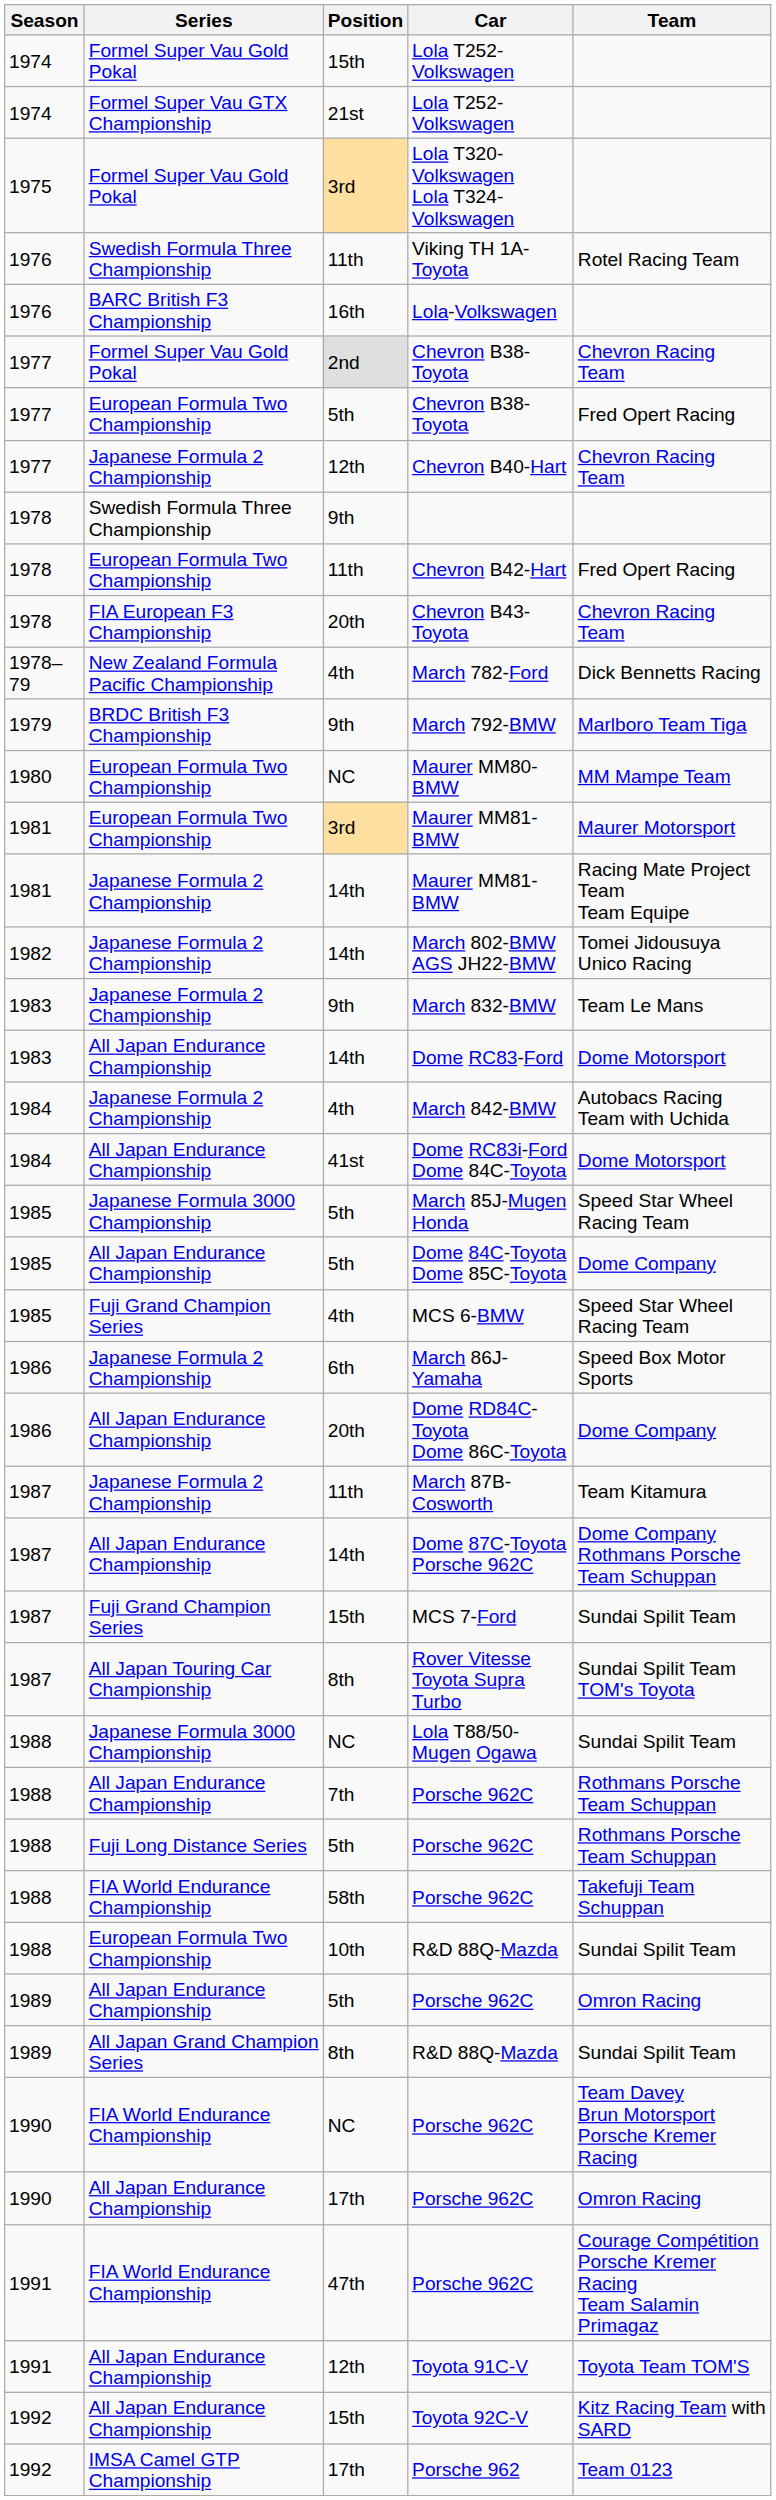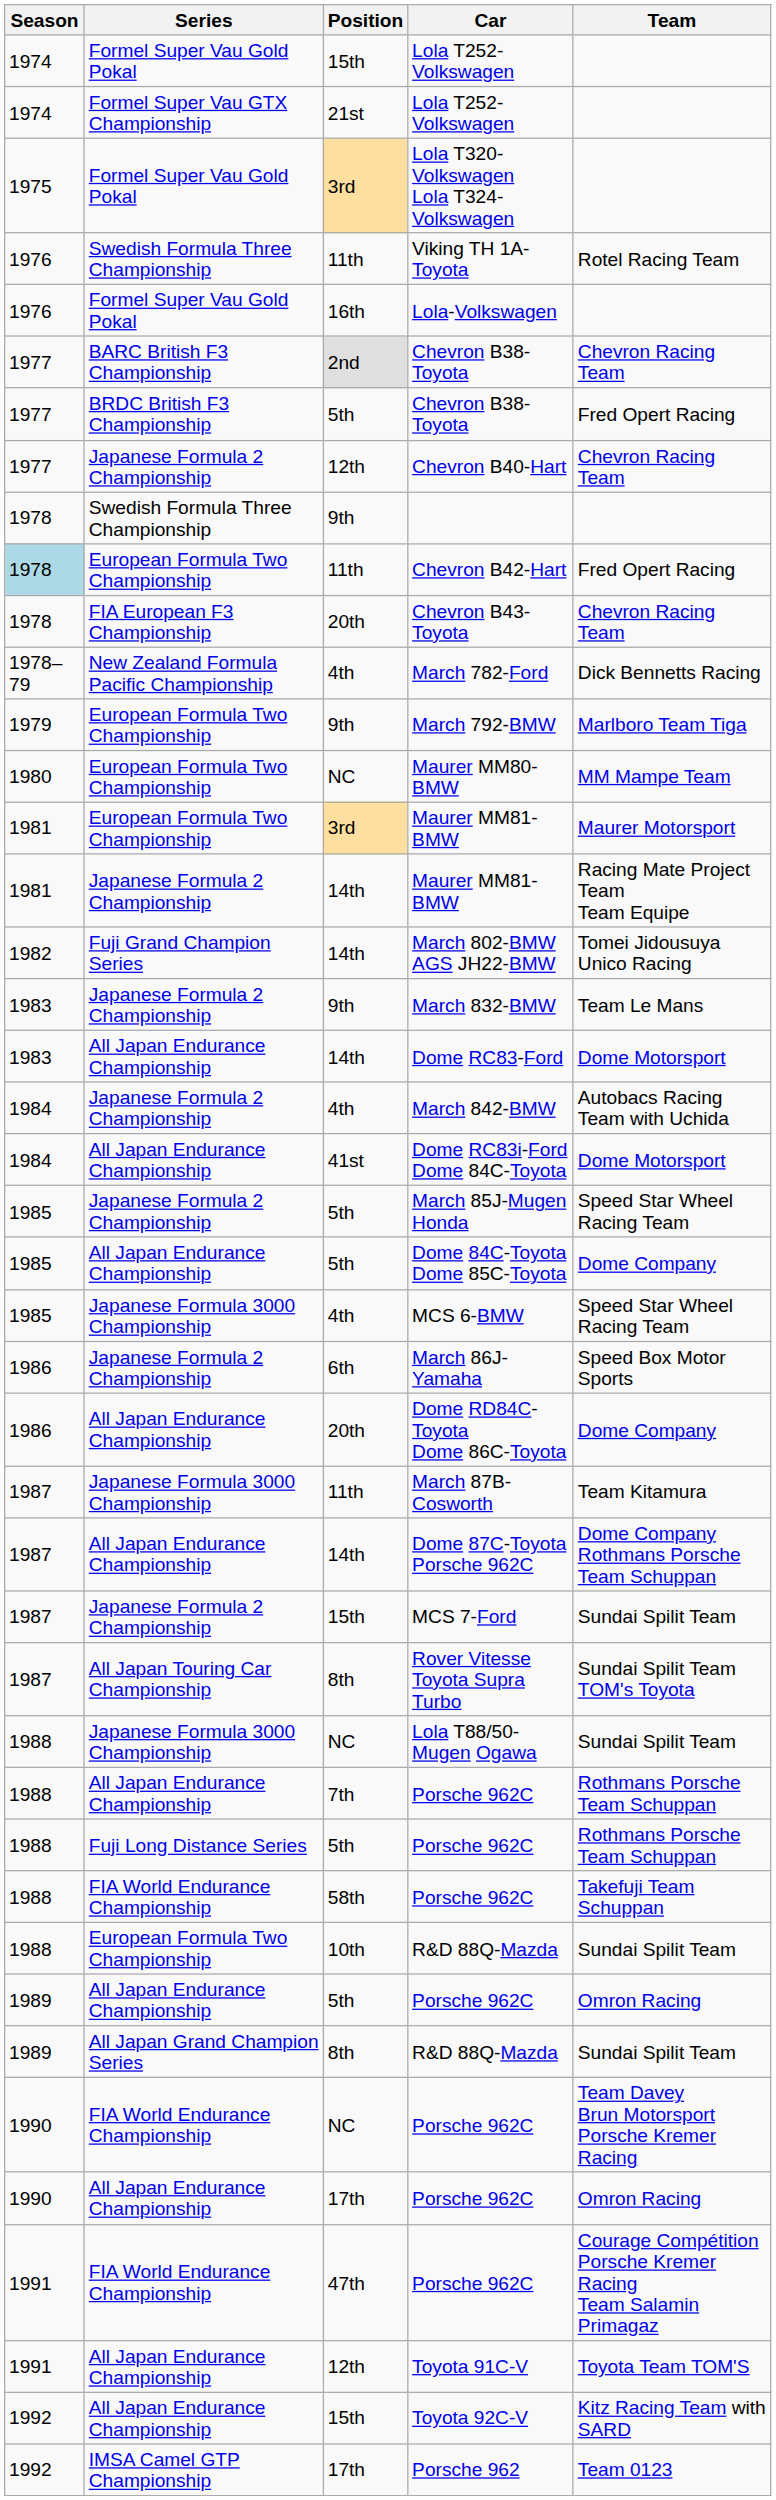(158, 311) BARC British F3 Championship -> (189, 311) Formel Super Vau Gold Pokal
(189, 363) Formel Super Vau Gold Pokal -> (158, 363) BARC British F3 Championship
(188, 414) European Formula Two Championship -> (159, 414) BRDC British F3 Championship
(30, 569) no background -> (30, 569) lightblue background
(159, 725) BRDC British F3 Championship -> (188, 725) European Formula Two Championship
(176, 953) Japanese Formula 2 Championship -> (180, 953) Fuji Grand Champion Series
(192, 1212) Japanese Formula 3000 Championship -> (176, 1212) Japanese Formula 2 Championship
(180, 1315) Fuji Grand Champion Series -> (192, 1315) Japanese Formula 3000 Championship
(176, 1492) Japanese Formula 2 Championship -> (192, 1492) Japanese Formula 3000 Championship
(180, 1617) Fuji Grand Champion Series -> (176, 1617) Japanese Formula 2 Championship
